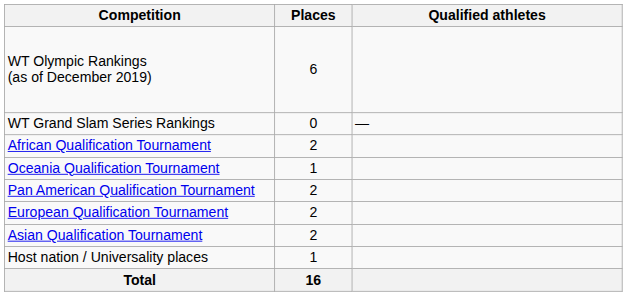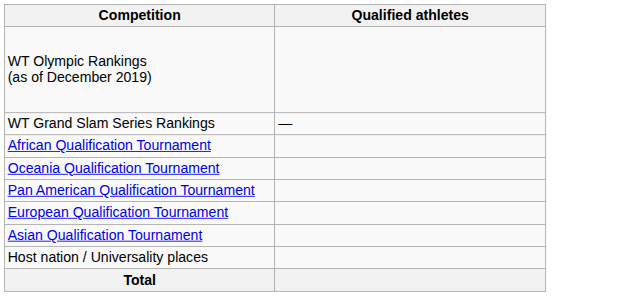- column: (313, 15)
